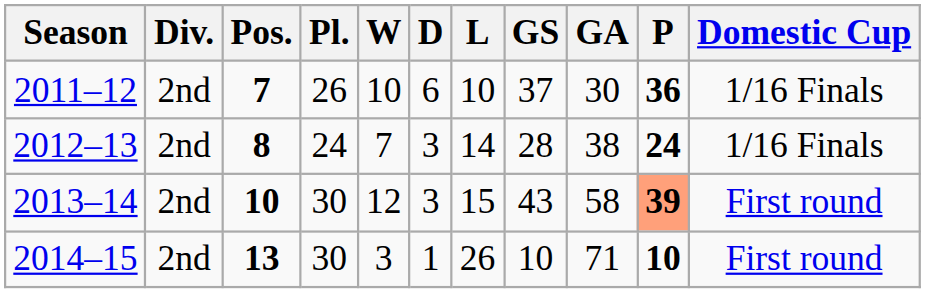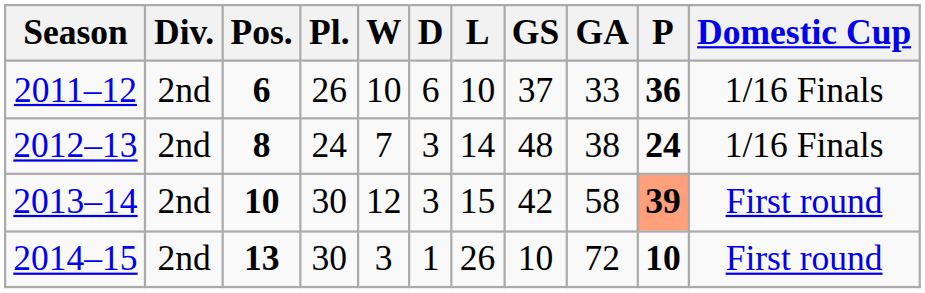(262, 88) 7 -> (262, 88) 6
(602, 88) 30 -> (602, 88) 33
(535, 145) 28 -> (535, 145) 48
(535, 201) 43 -> (535, 201) 42
(602, 257) 71 -> (602, 257) 72
